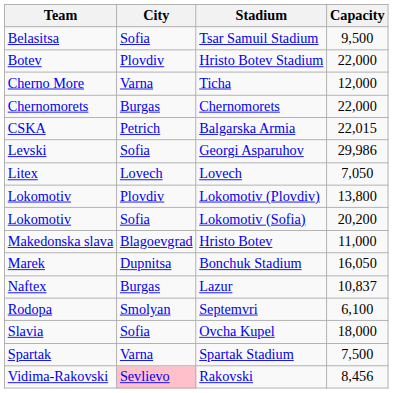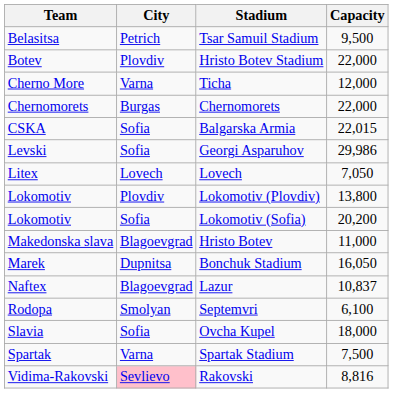(135, 38) Sofia -> (140, 38) Petrich
(140, 128) Petrich -> (135, 128) Sofia
(140, 286) Burgas -> (156, 286) Blagoevgrad
(357, 377) 8,456 -> (357, 377) 8,816
